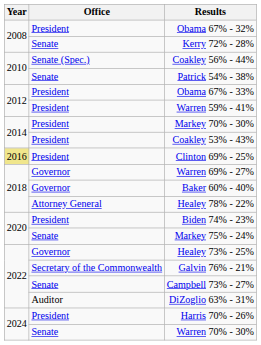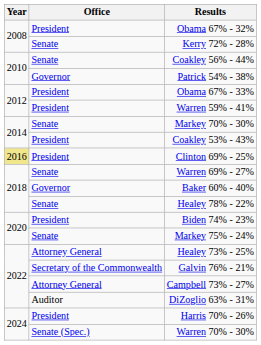(61, 60) Senate (Spec.) -> (45, 60) Senate
(45, 76) Senate -> (51, 76) Governor
(50, 124) President -> (45, 124) Senate
(51, 172) Governor -> (45, 172) Senate
(67, 204) Attorney General -> (45, 204) Senate
(51, 252) Governor -> (67, 252) Attorney General
(45, 284) Senate -> (67, 284) Attorney General
(45, 332) Senate -> (61, 332) Senate (Spec.)
